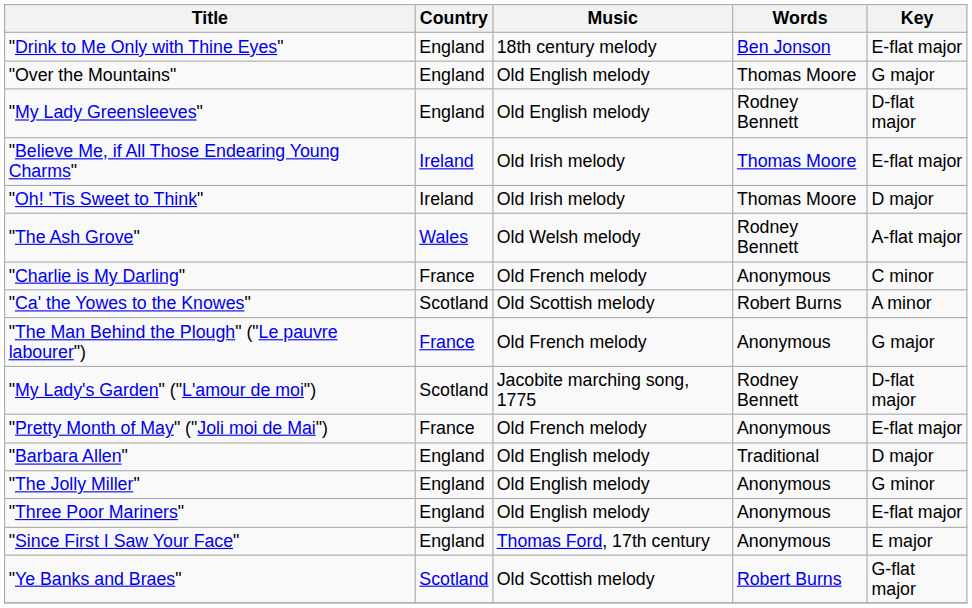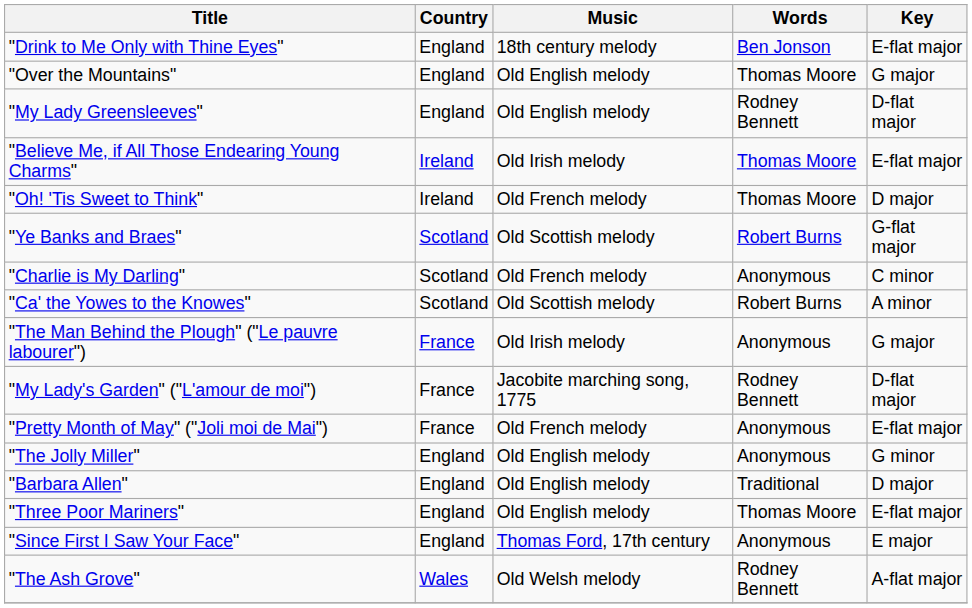(561, 199) Old Irish melody -> (572, 199) Old French melody
rows swapped: (95, 579) <-> (74, 237)
(447, 275) France -> (454, 275) Scotland
(572, 342) Old French melody -> (561, 342) Old Irish melody
(454, 390) Scotland -> (447, 390) France
rows swapped: (74, 484) <-> (68, 456)
(784, 512) Anonymous -> (797, 512) Thomas Moore
